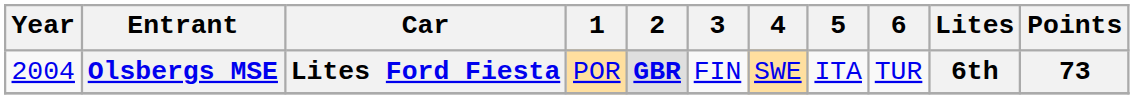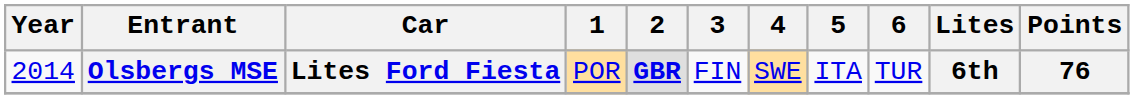(43, 71) 2004 -> (43, 71) 2014
(1075, 71) 73 -> (1075, 71) 76
